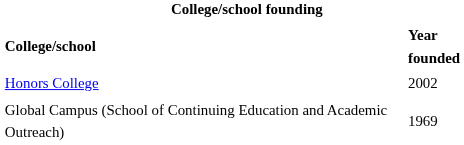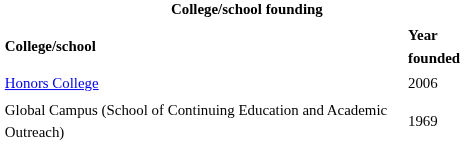(423, 83) 2002 -> (423, 83) 2006
